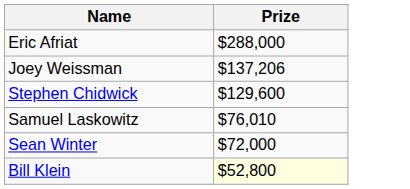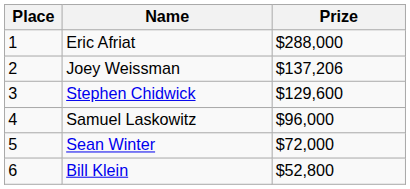+ column: (33, 17)
(247, 119) $76,010 -> (305, 119) $96,000
(247, 171) lightyellow background -> (305, 171) no background
